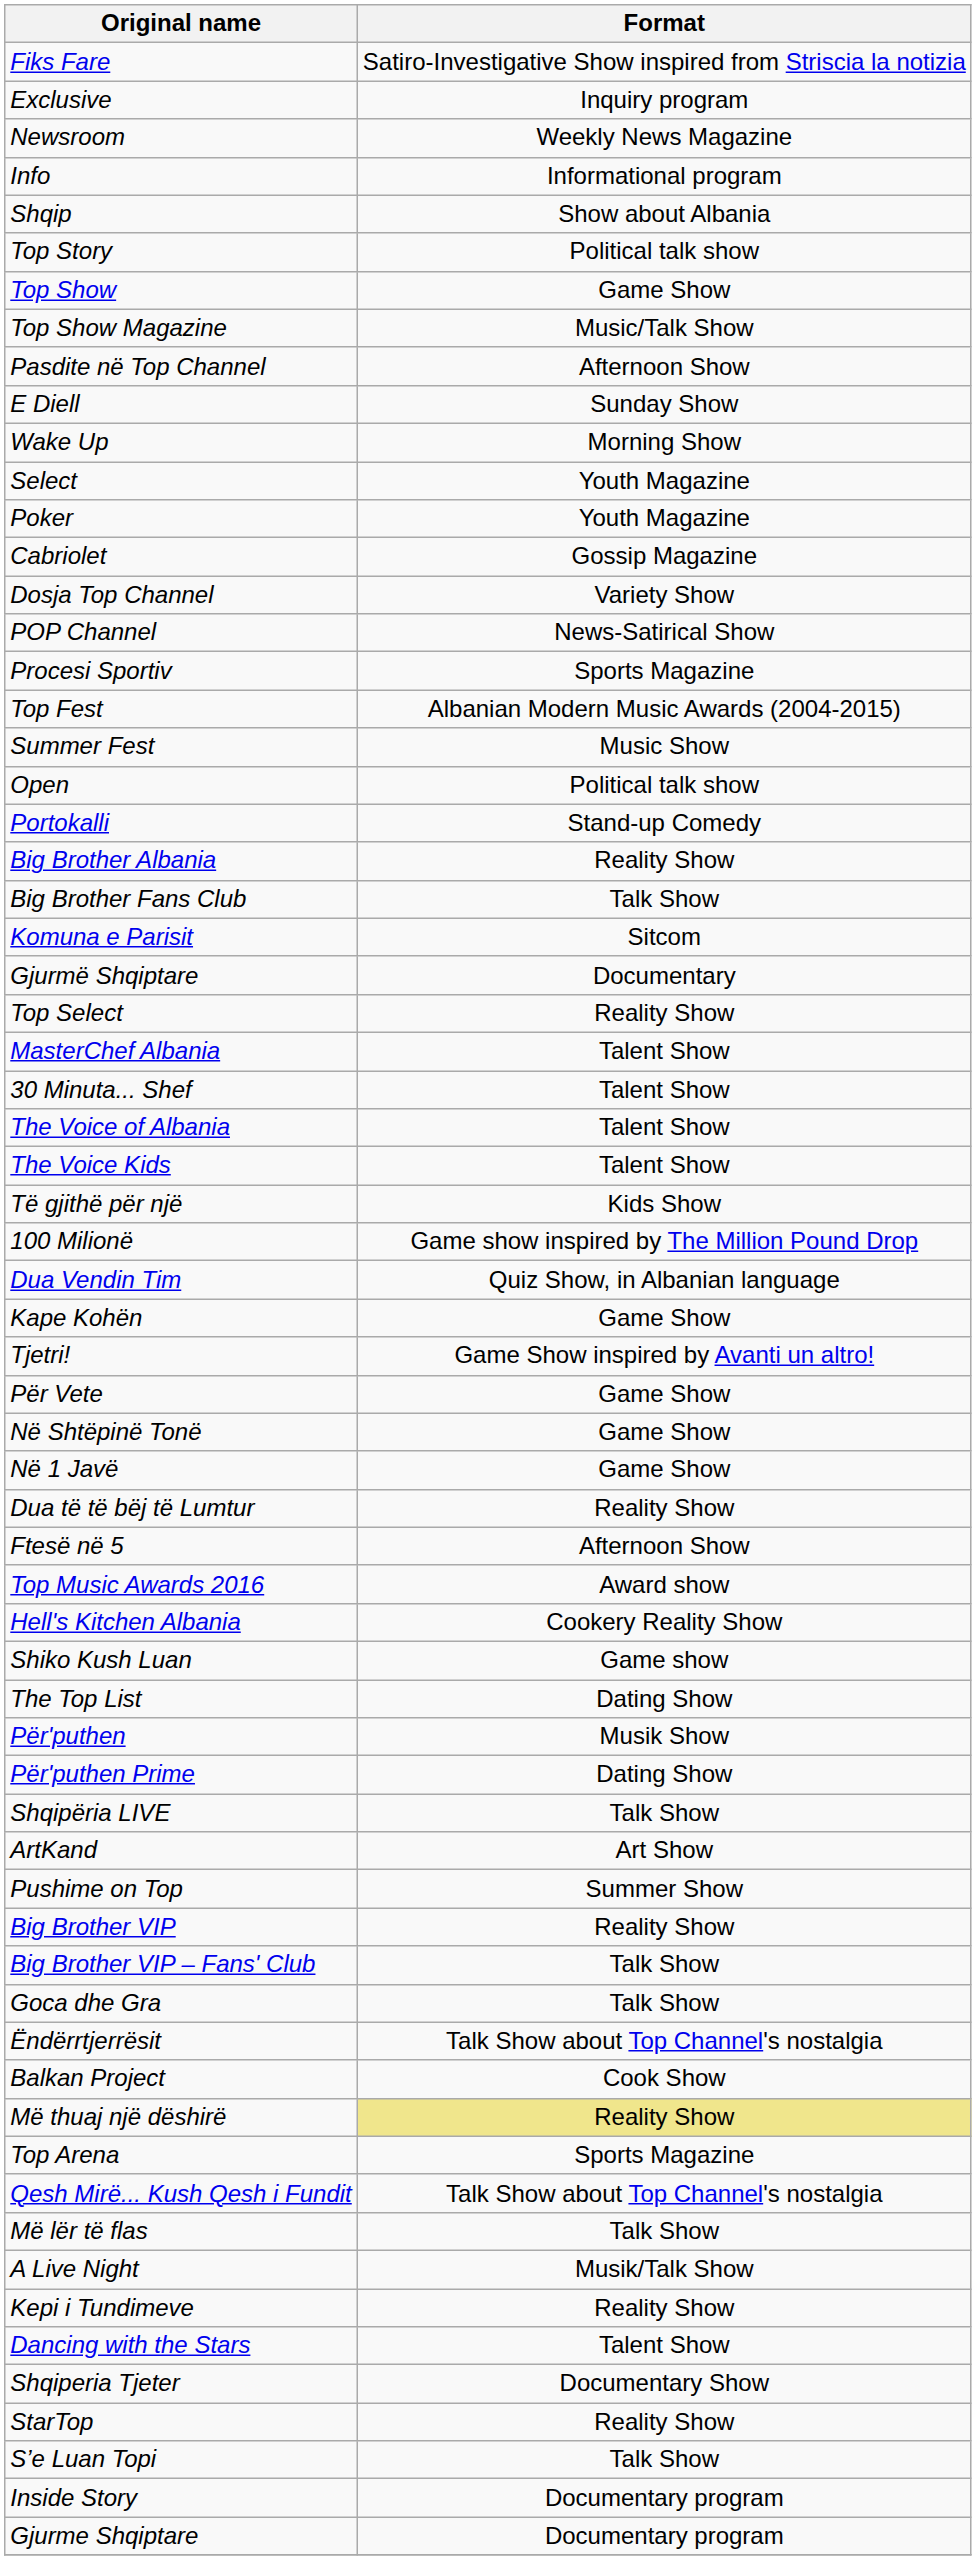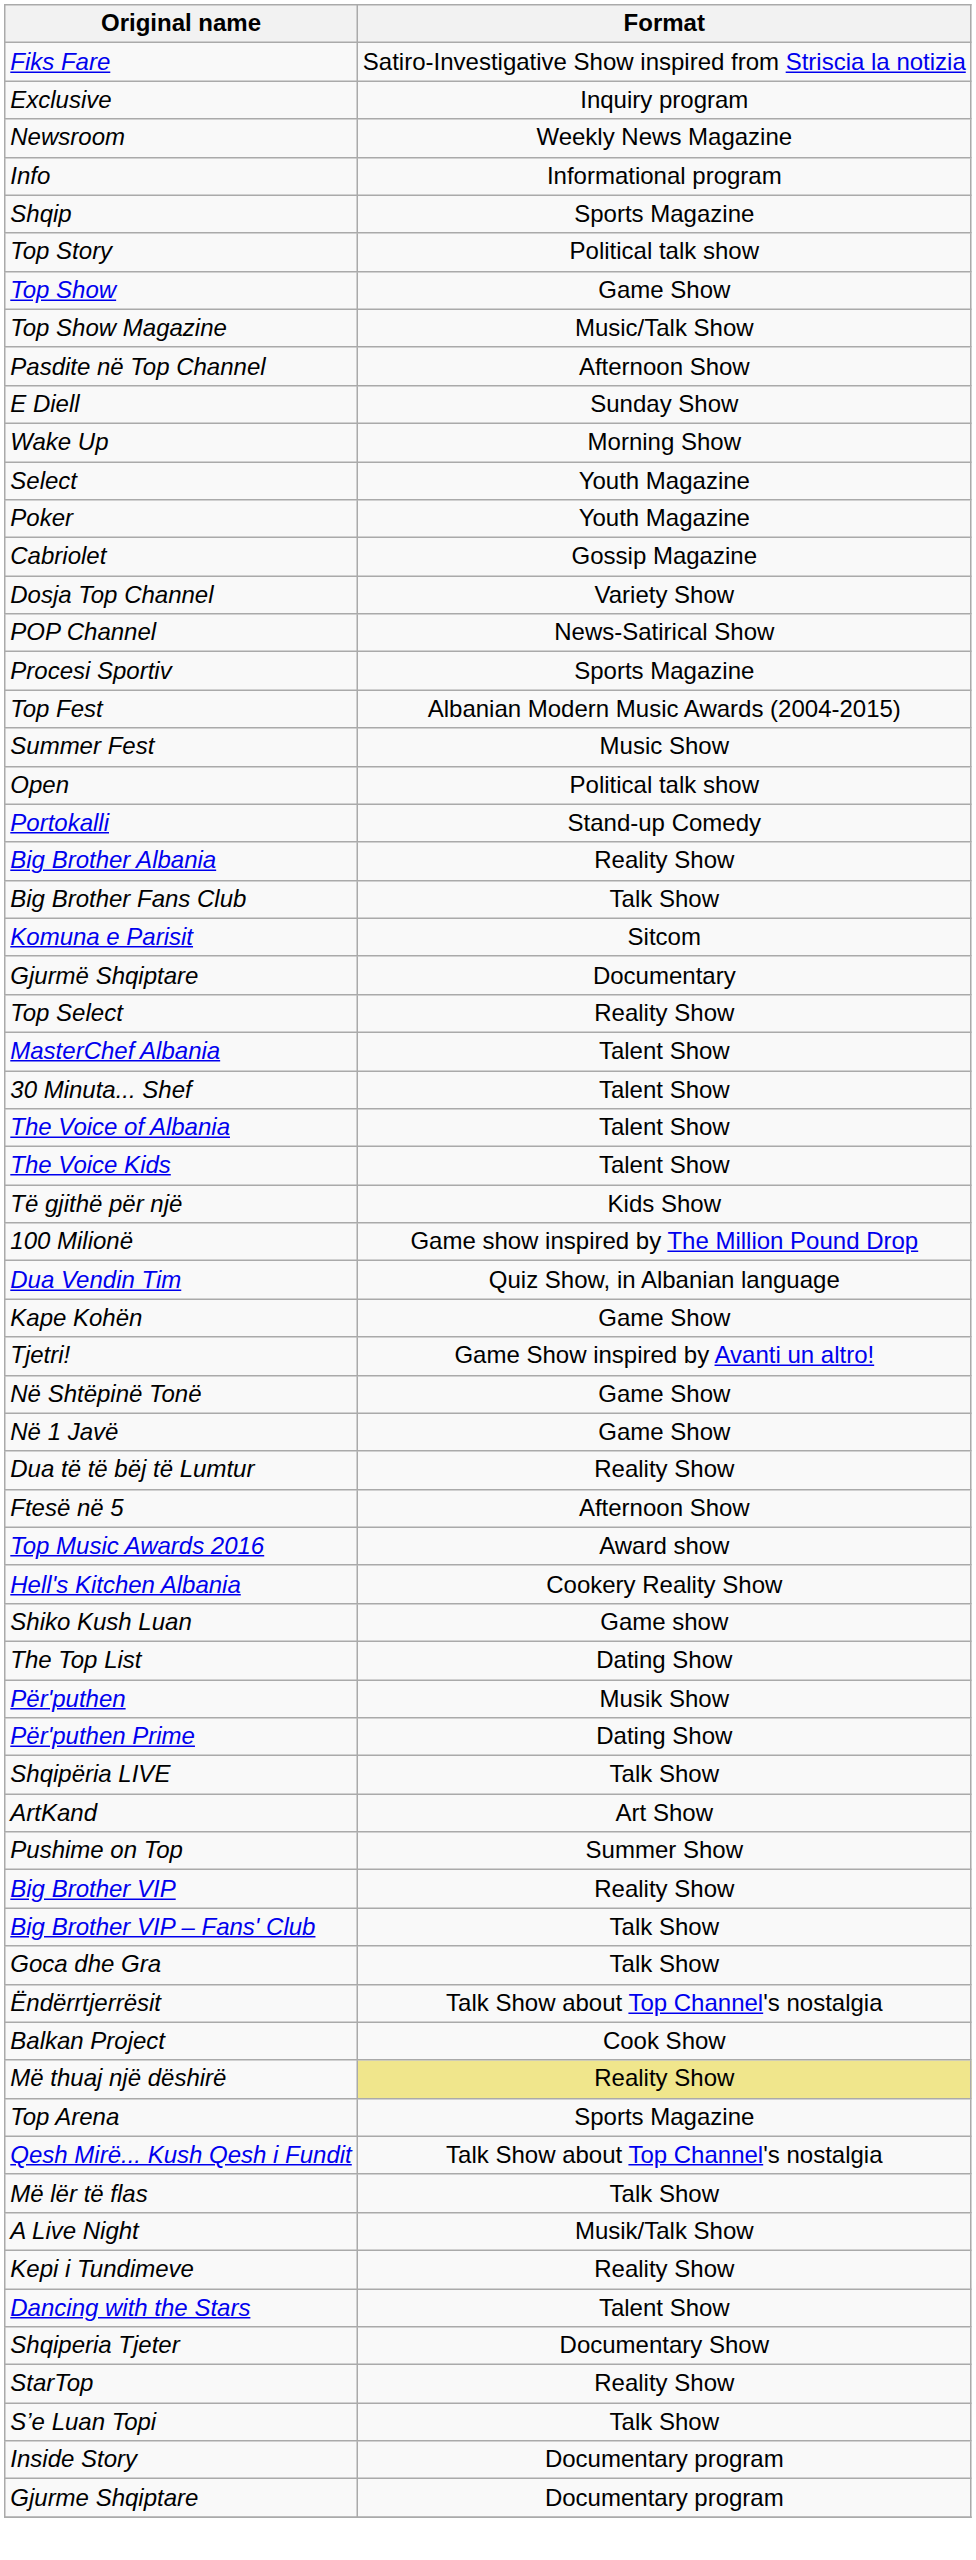(664, 213) Show about Albania -> (664, 213) Sports Magazine
- row: (57, 1393)
